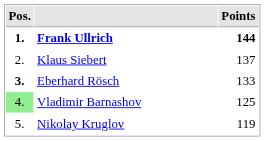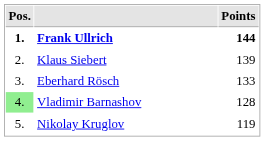(246, 59) 137 -> (246, 59) 139
(20, 81) bold -> (20, 81) normal
(246, 102) 125 -> (246, 102) 128
